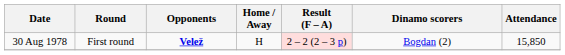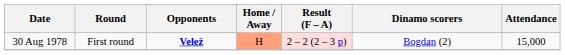(259, 41) no background -> (259, 41) lightsalmon background
(531, 41) 15,850 -> (531, 41) 15,000
